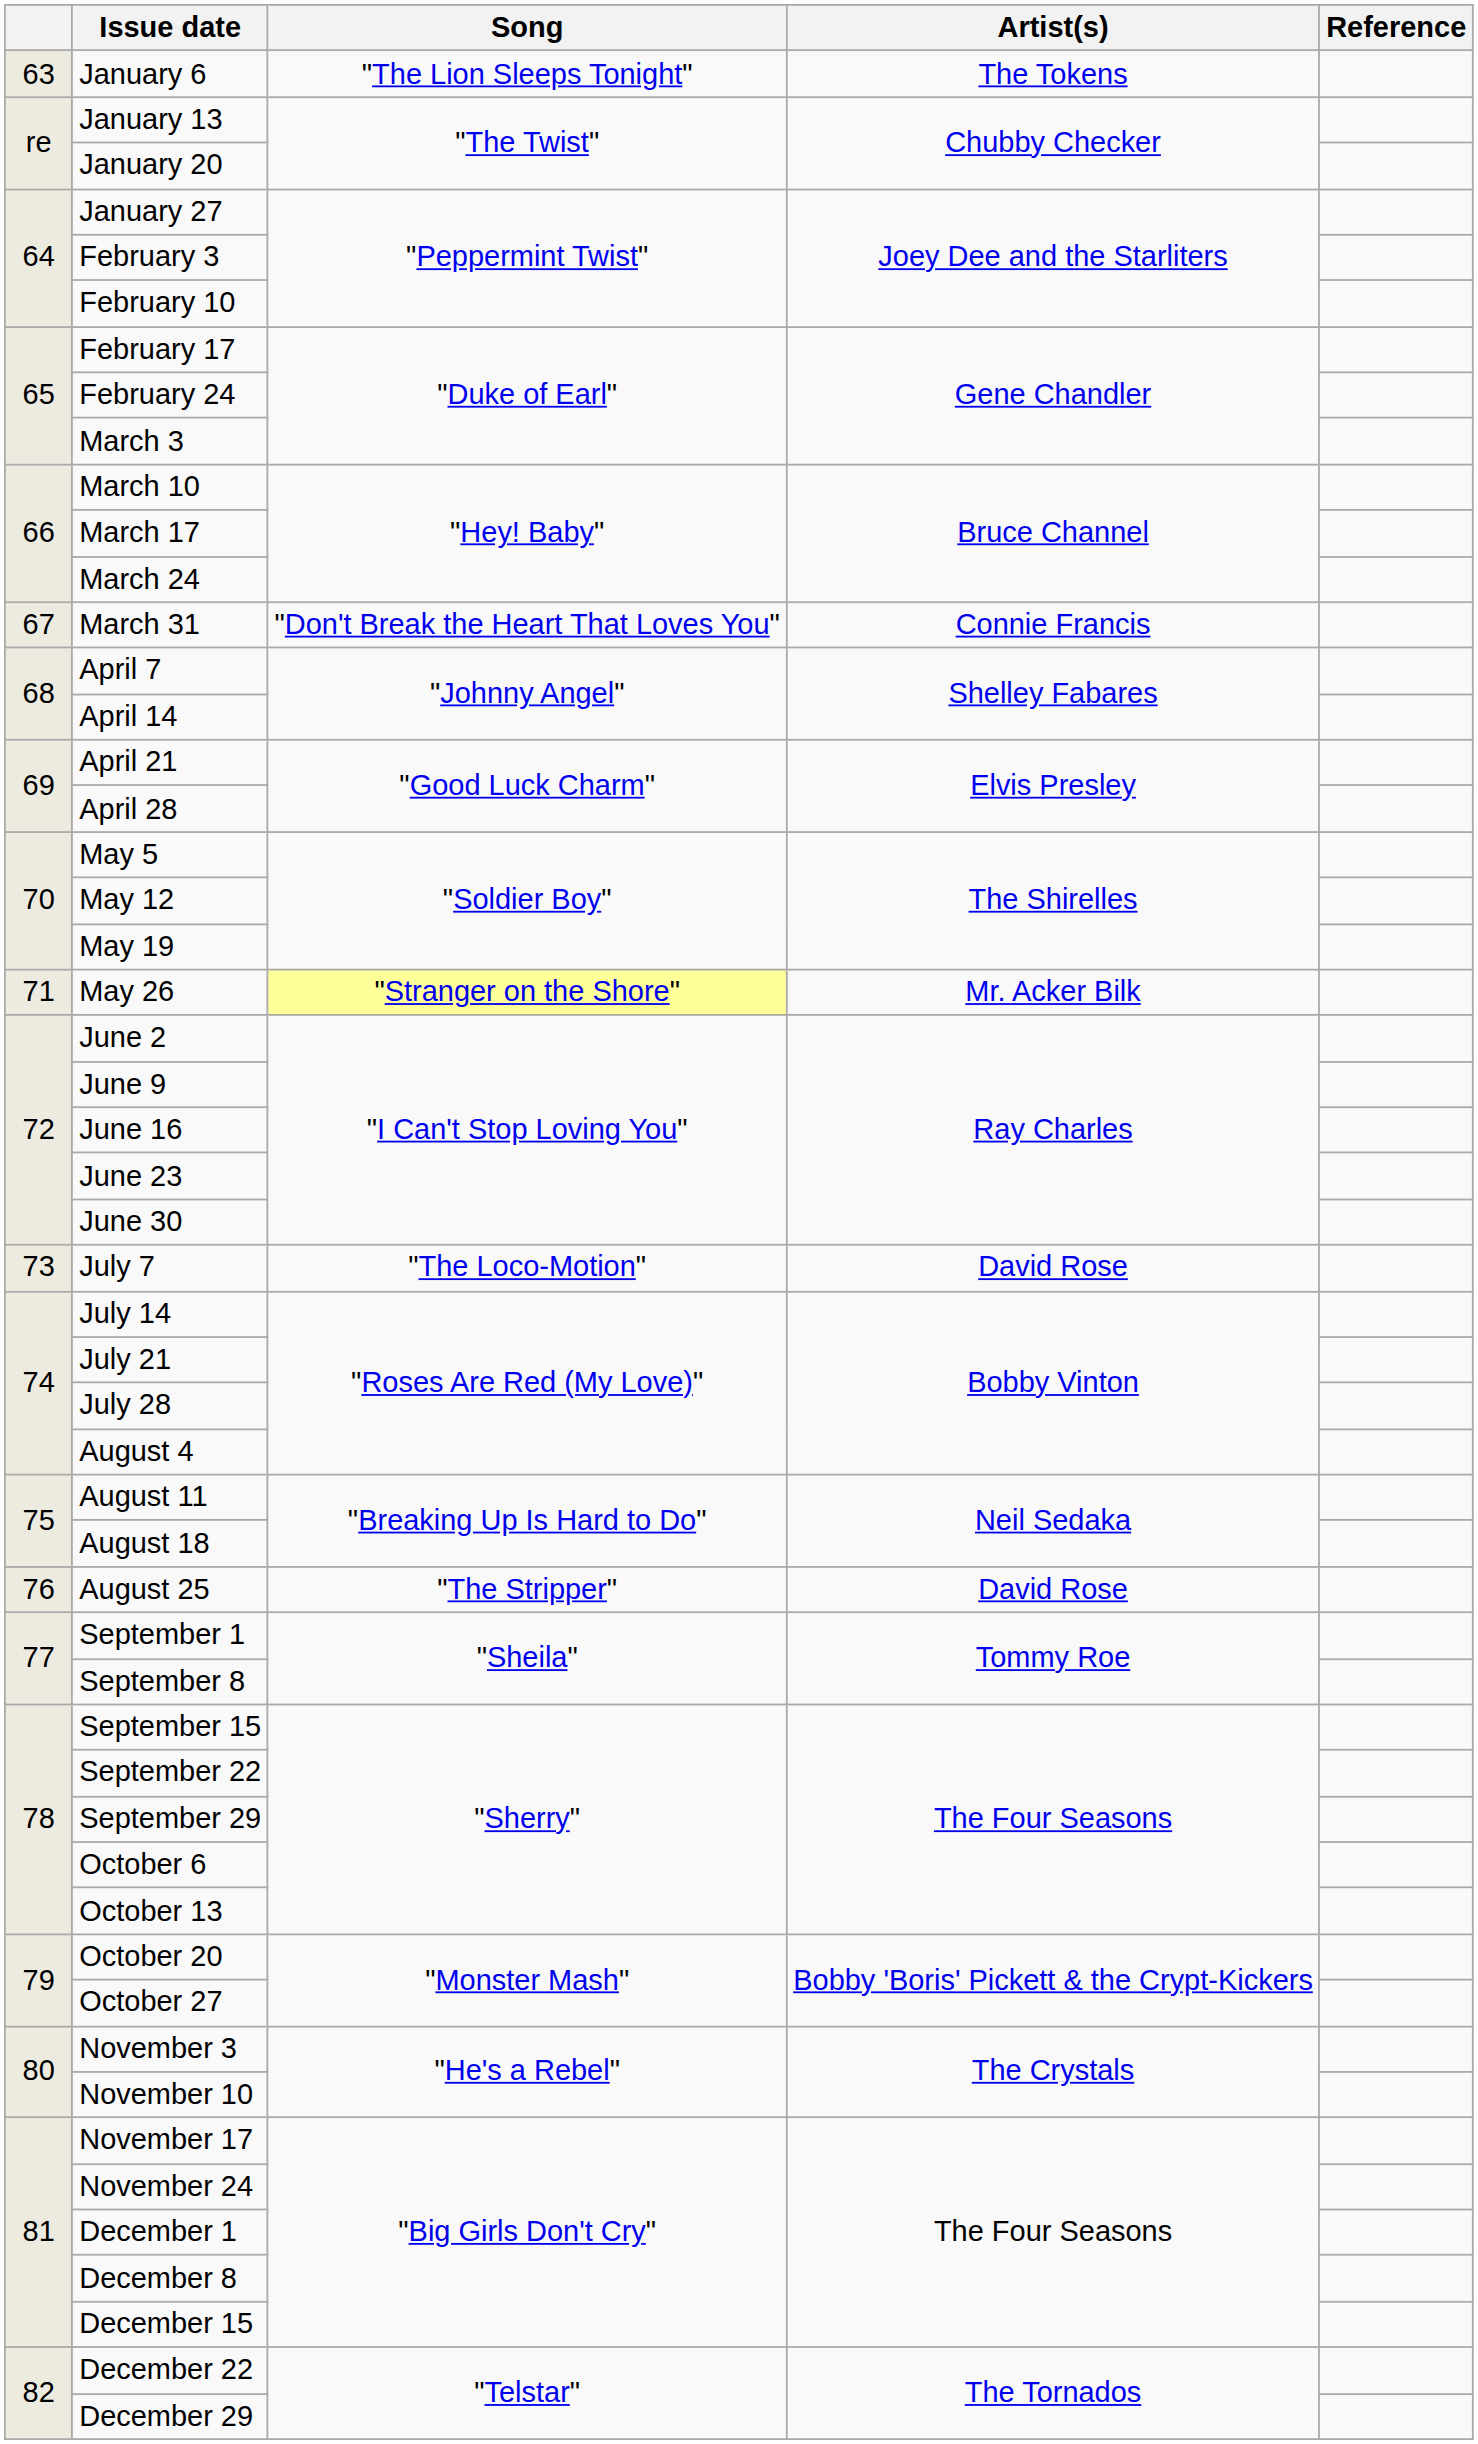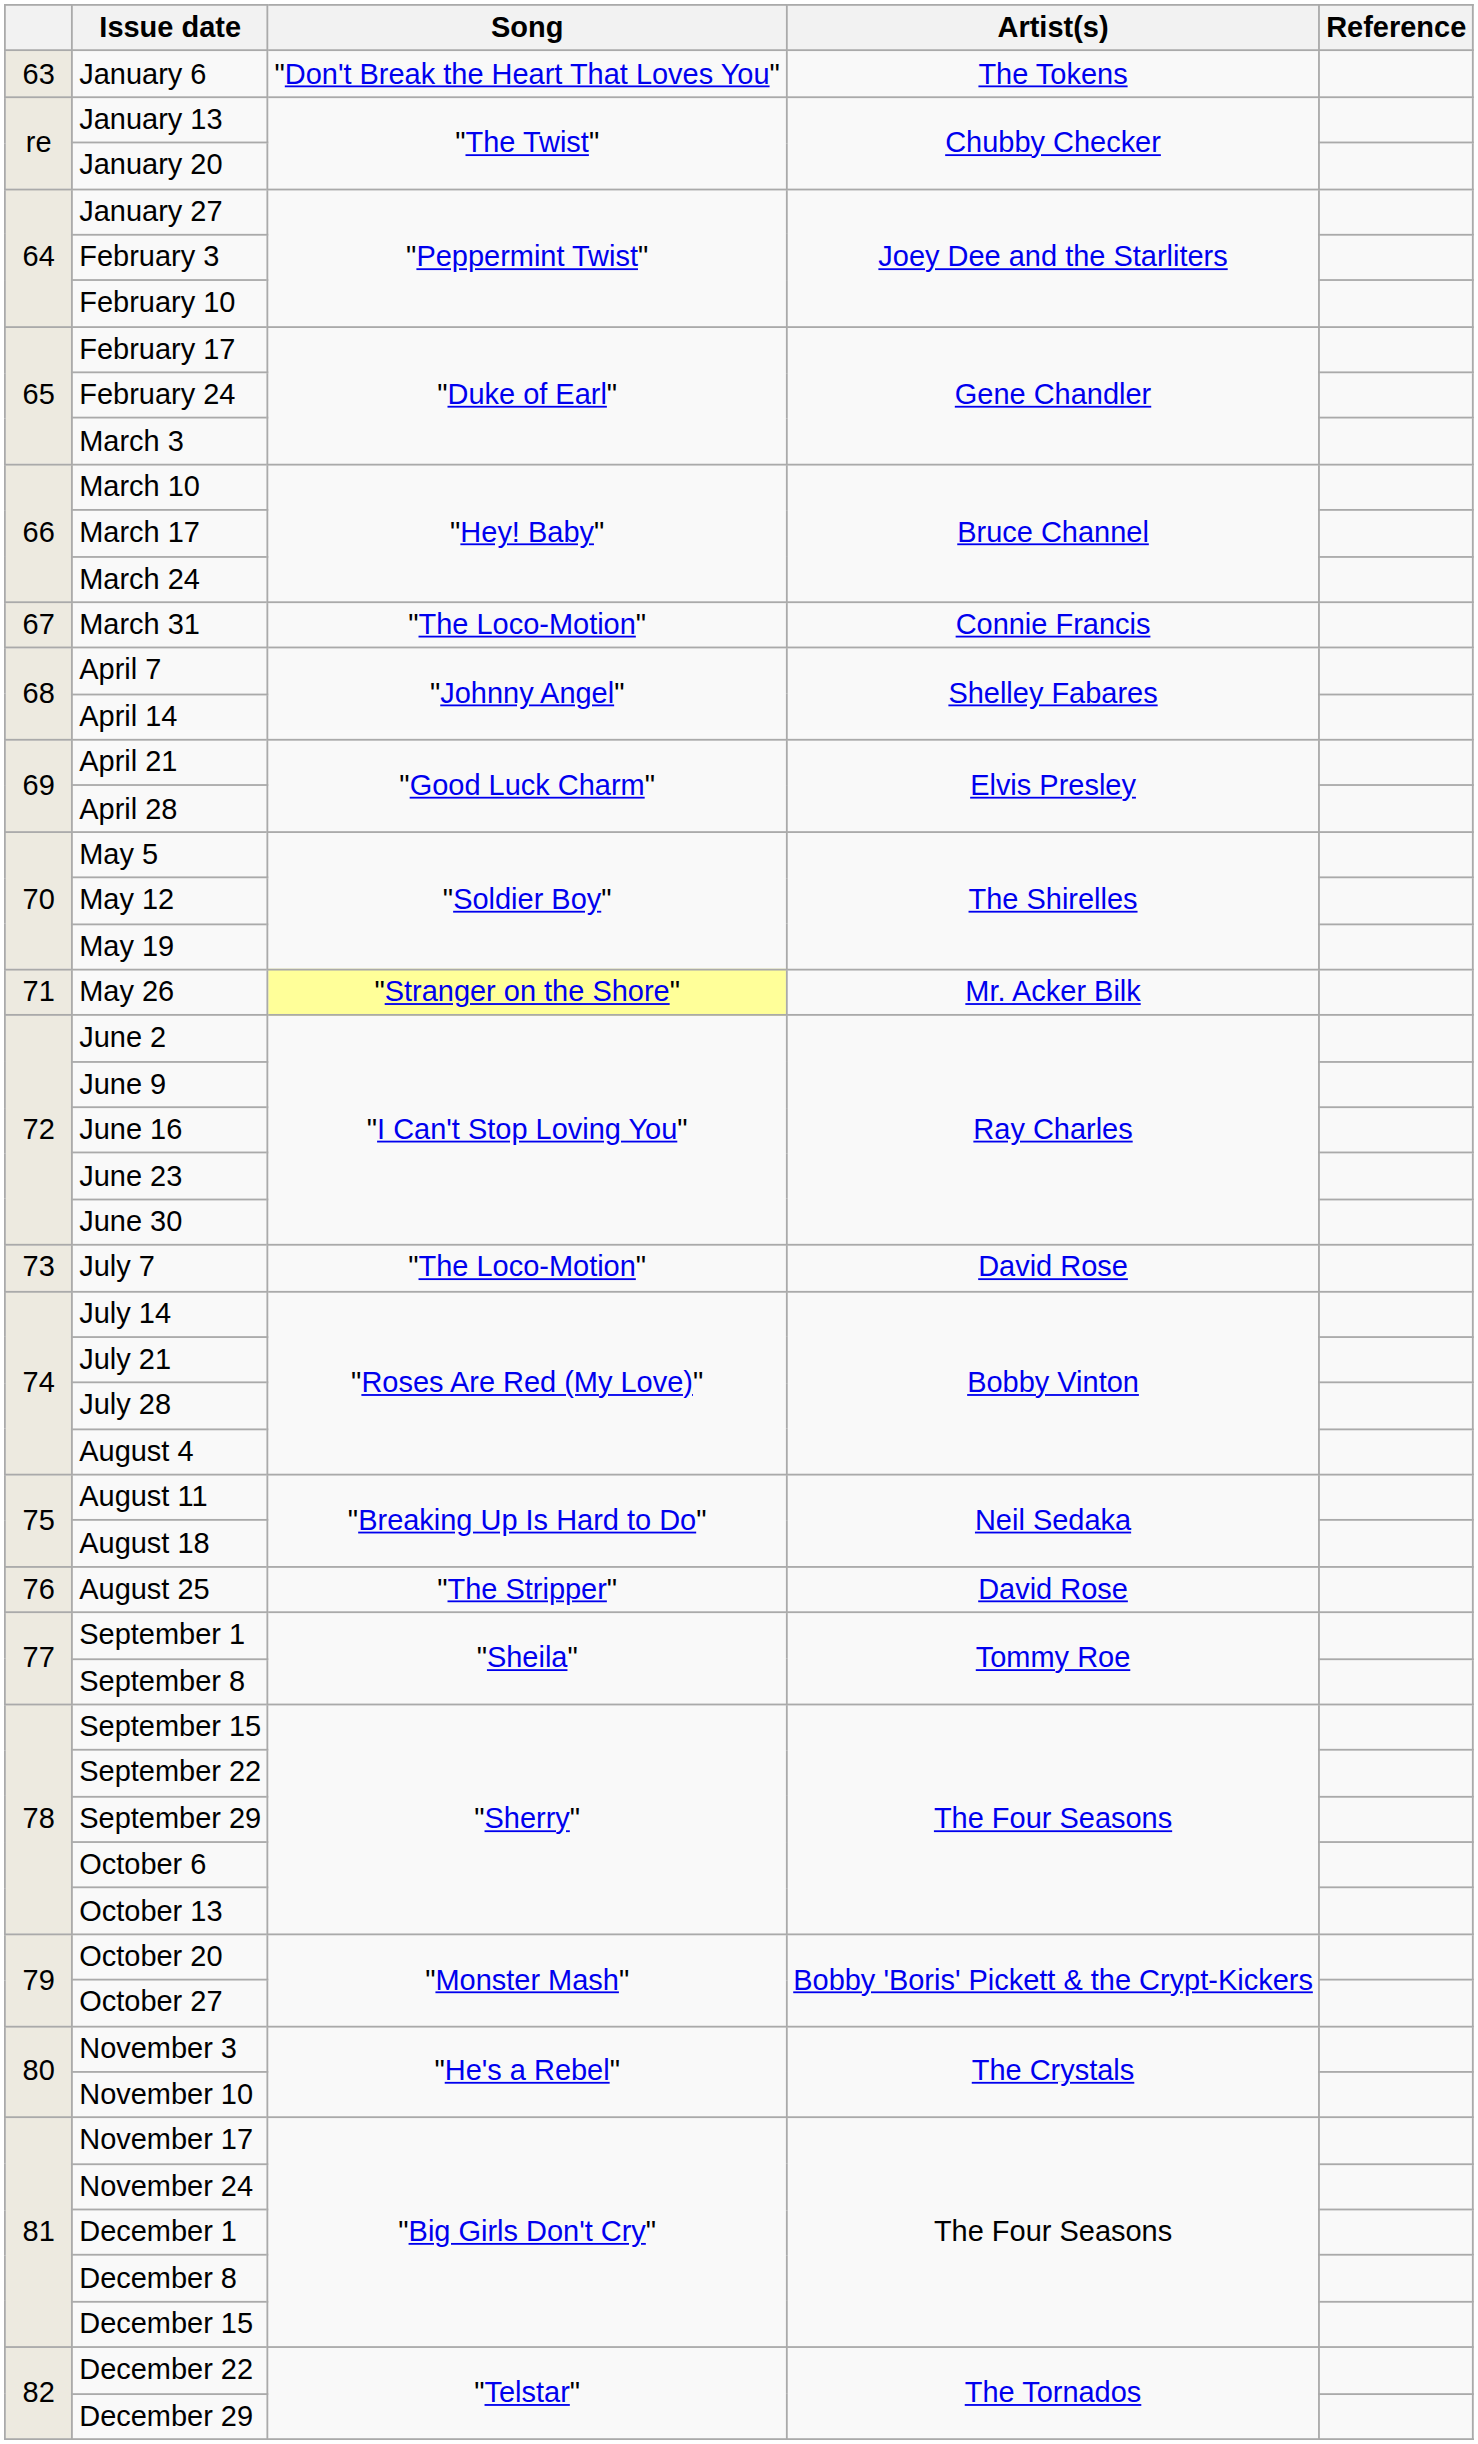(527, 73) "The Lion Sleeps Tonight" -> (527, 73) "Don't Break the Heart That Loves You"
(527, 624) "Don't Break the Heart That Loves You" -> (527, 624) "The Loco-Motion"
